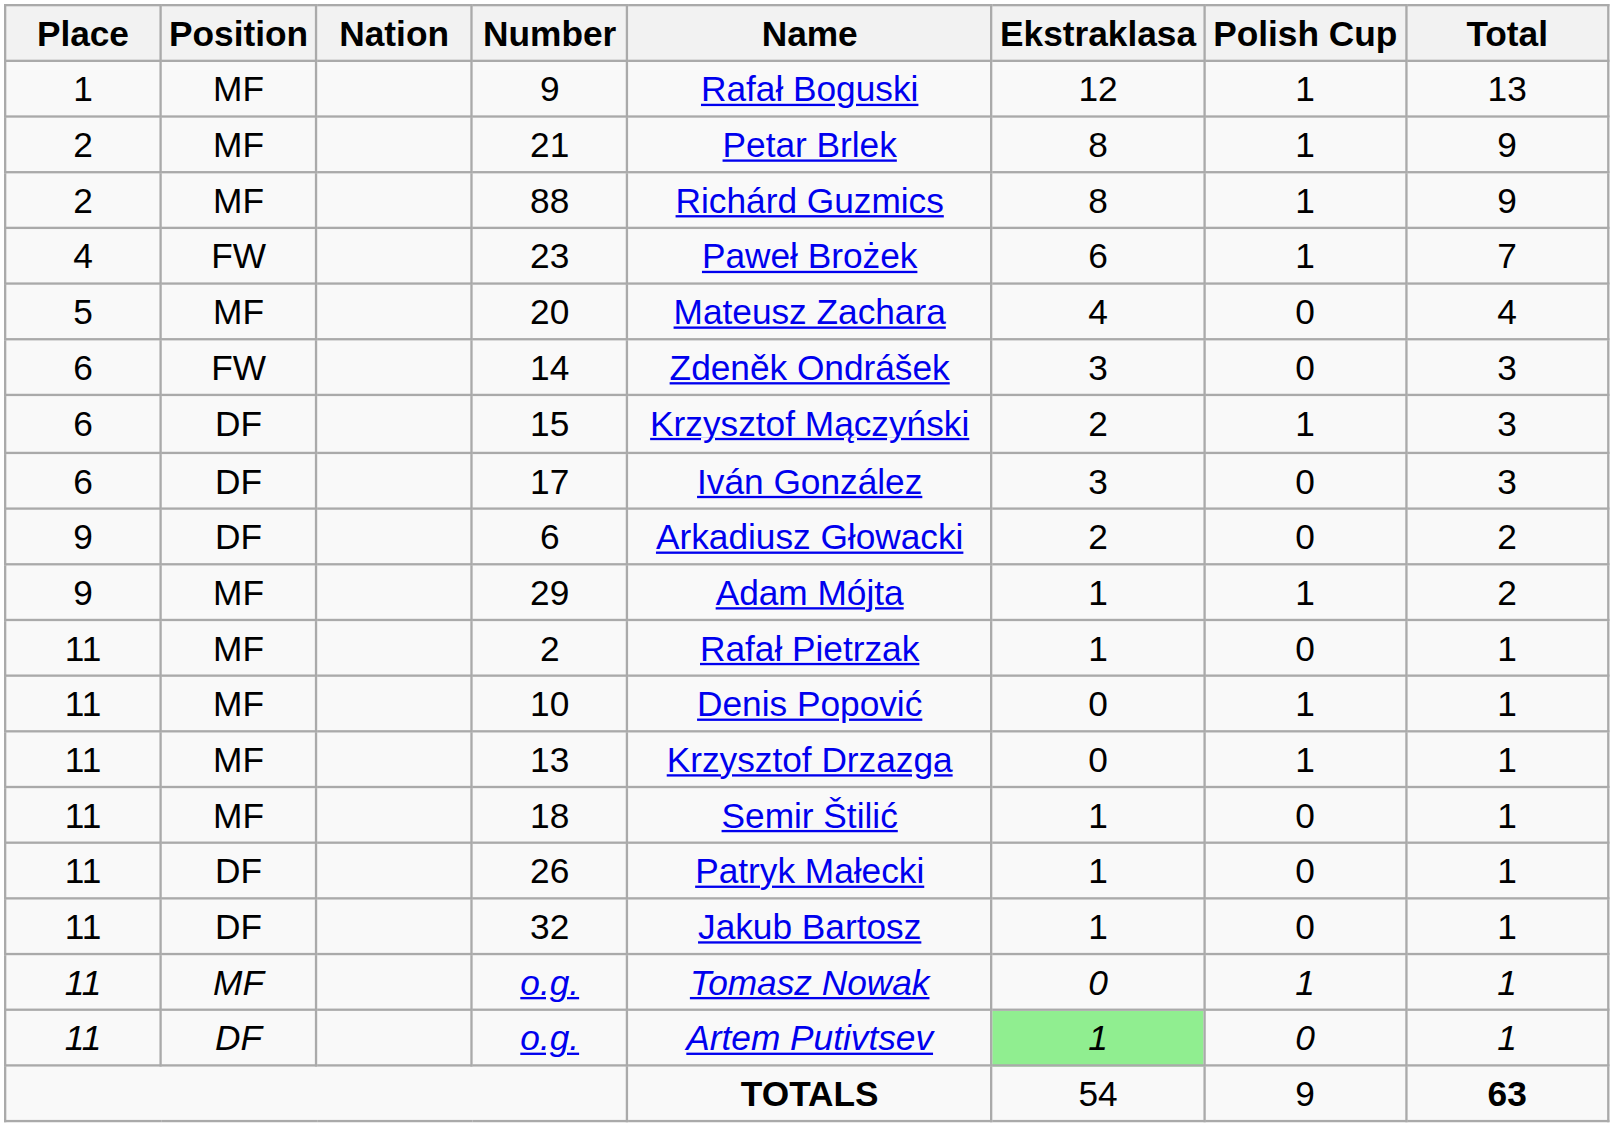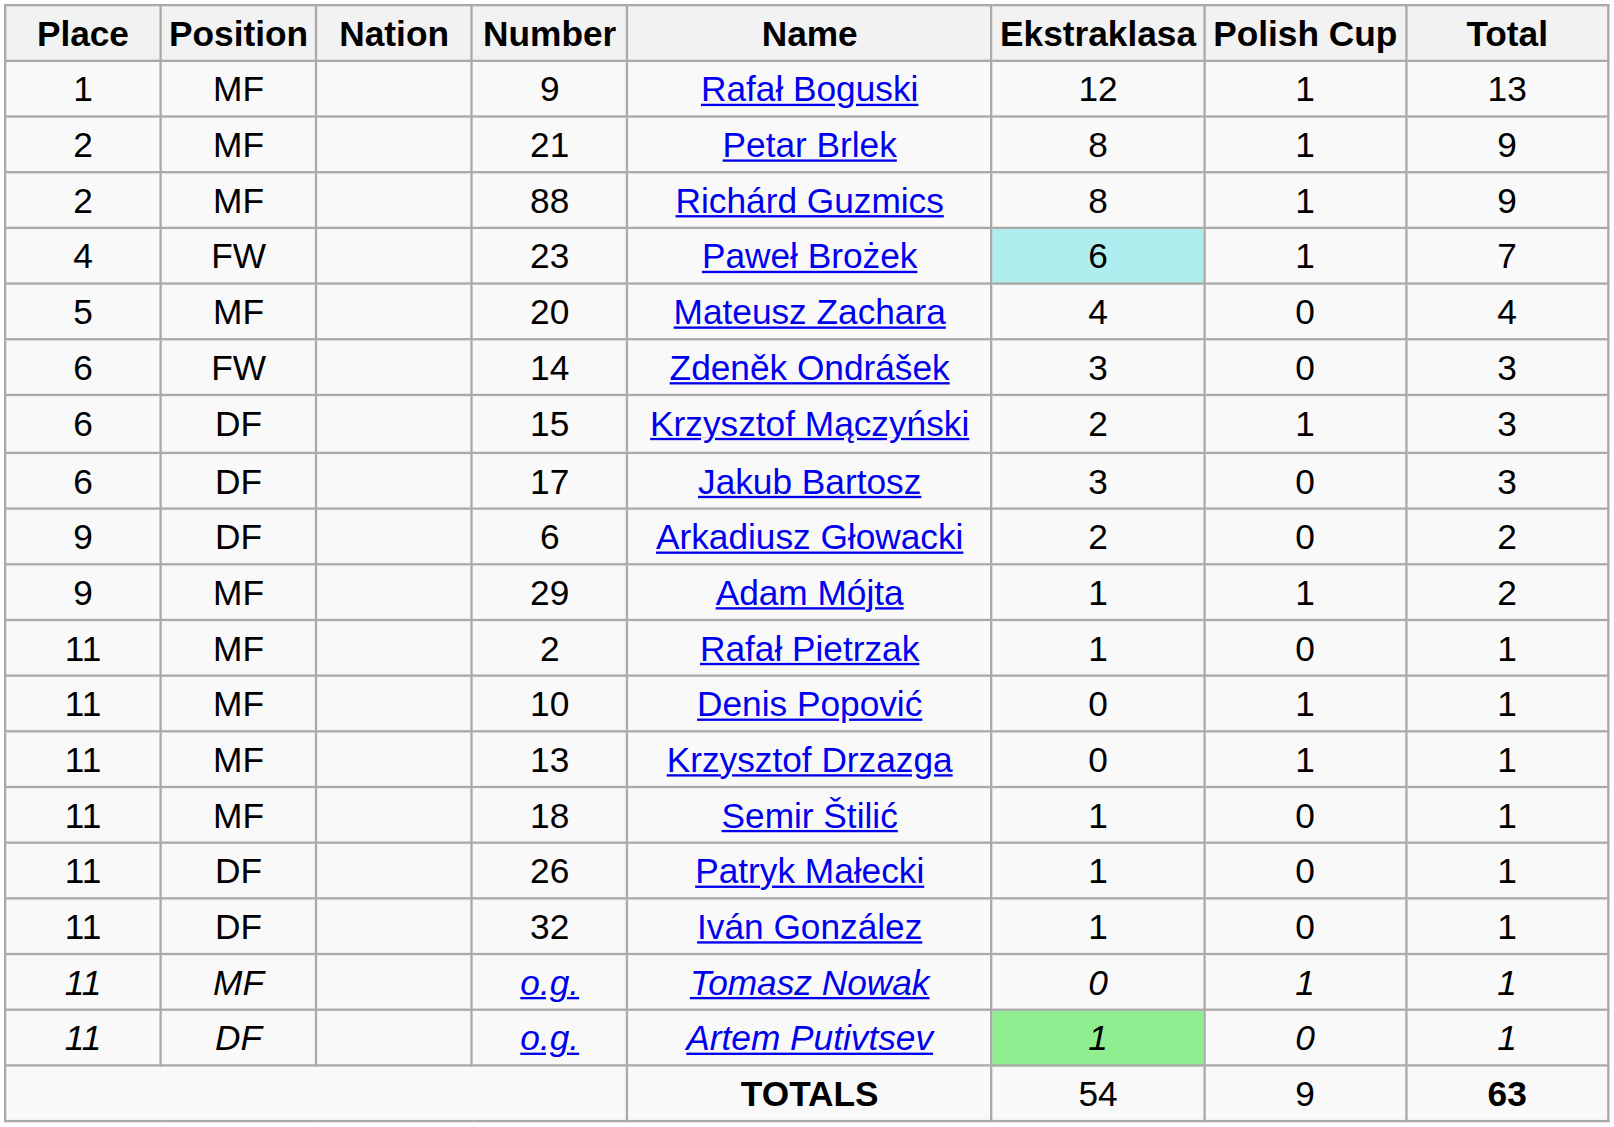(1098, 257) no background -> (1098, 257) paleturquoise background
(810, 480) Iván González -> (810, 480) Jakub Bartosz
(810, 926) Jakub Bartosz -> (810, 926) Iván González
